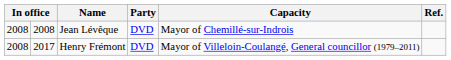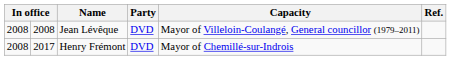(227, 30) Mayor of Chemillé-sur-Indrois -> (290, 30) Mayor of Villeloin-Coulangé, General councillor (1979–2011)
(290, 47) Mayor of Villeloin-Coulangé, General councillor (1979–2011) -> (227, 47) Mayor of Chemillé-sur-Indrois
